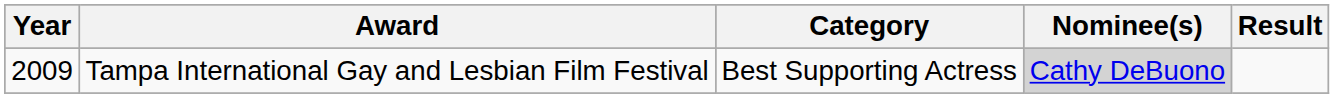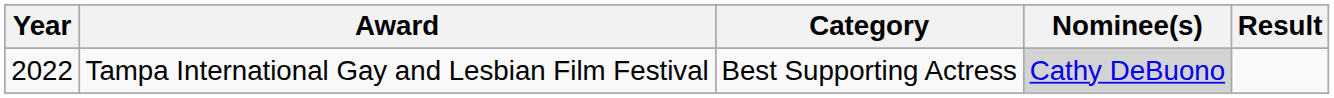(42, 70) 2009 -> (42, 70) 2022
